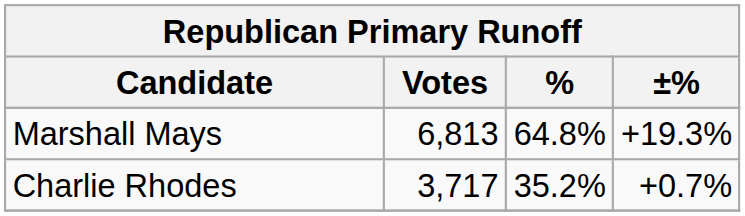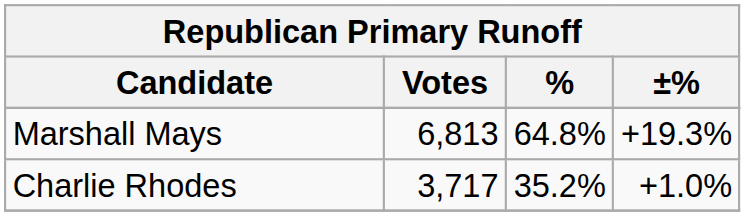(686, 186) +0.7% -> (686, 186) +1.0%
